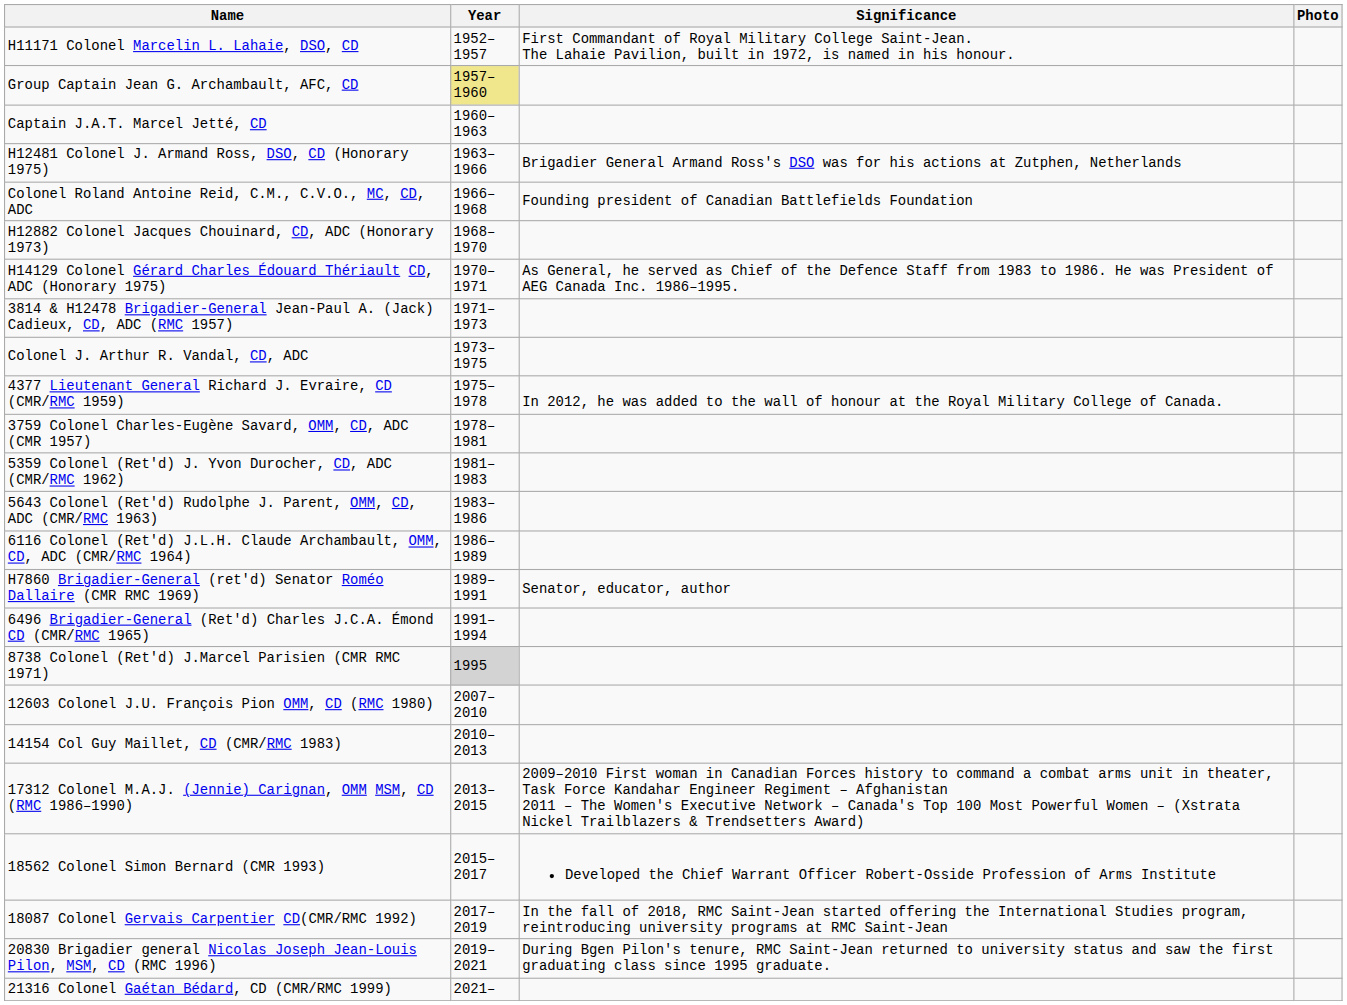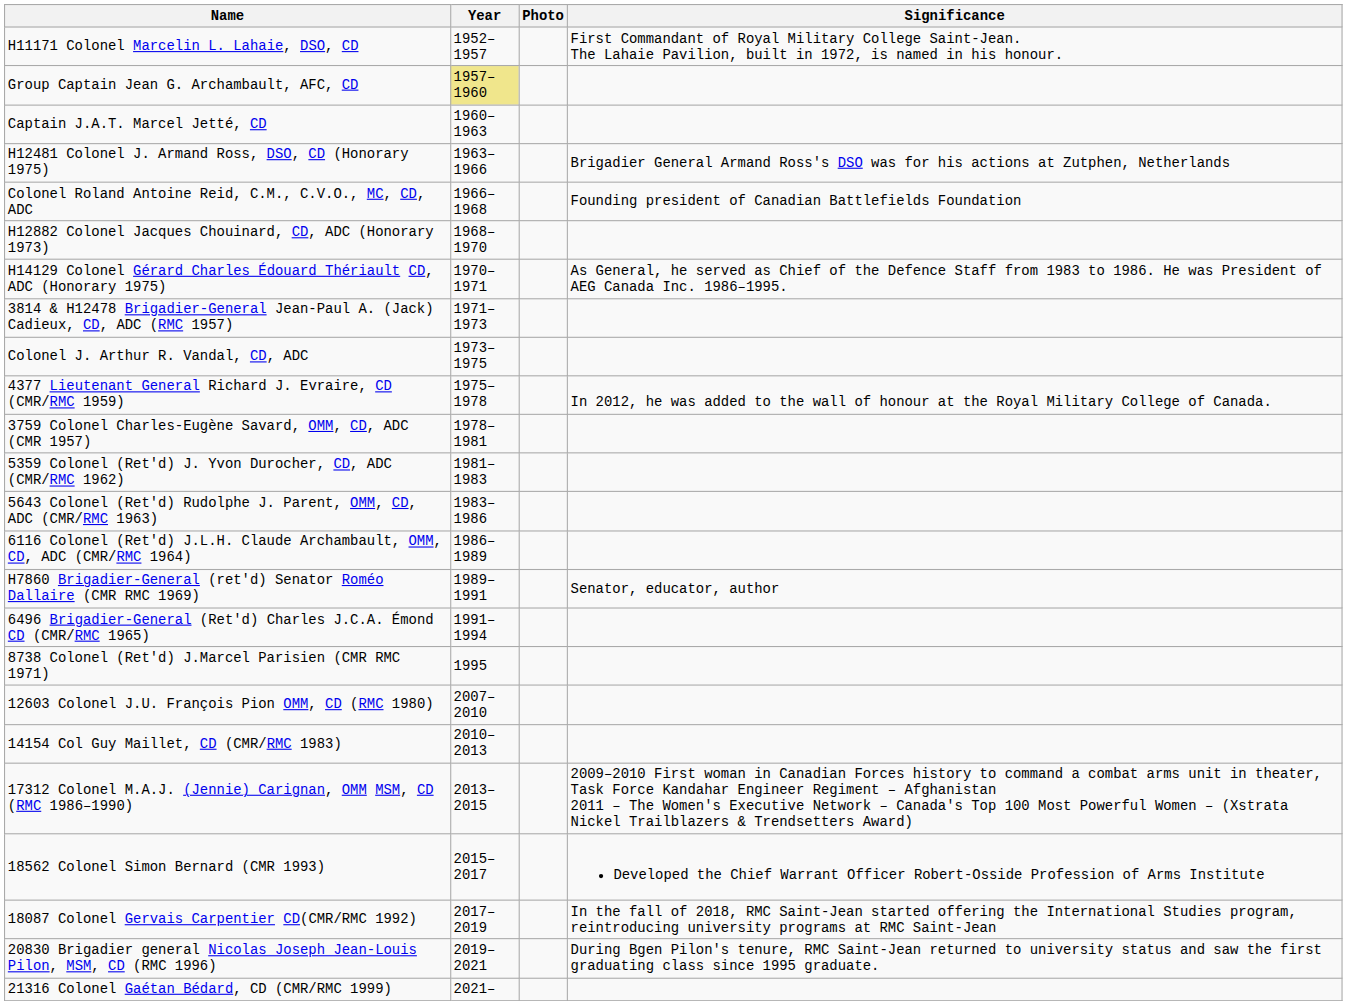columns swapped: (906, 16) <-> (1318, 16)
(470, 666) lightgrey background -> (470, 666) no background
